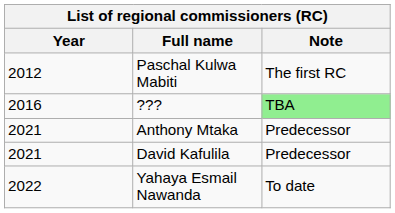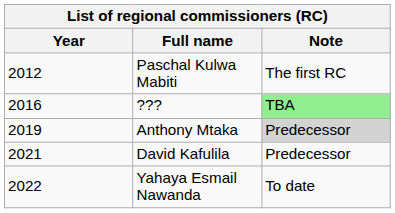(25, 130) 2021 -> (25, 130) 2019
(308, 130) no background -> (308, 130) lightgrey background
